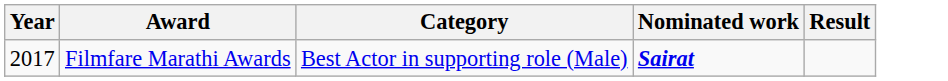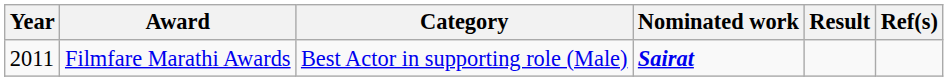+ column: (909, 22)
(32, 57) 2017 -> (32, 57) 2011
